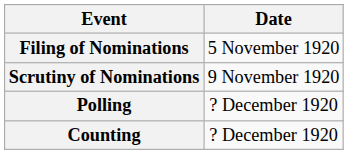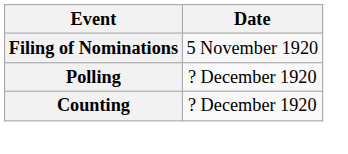- row: (104, 76)
